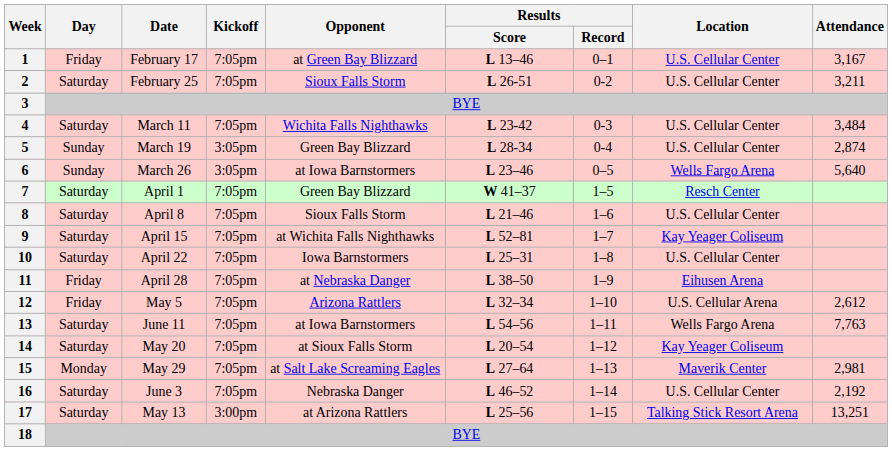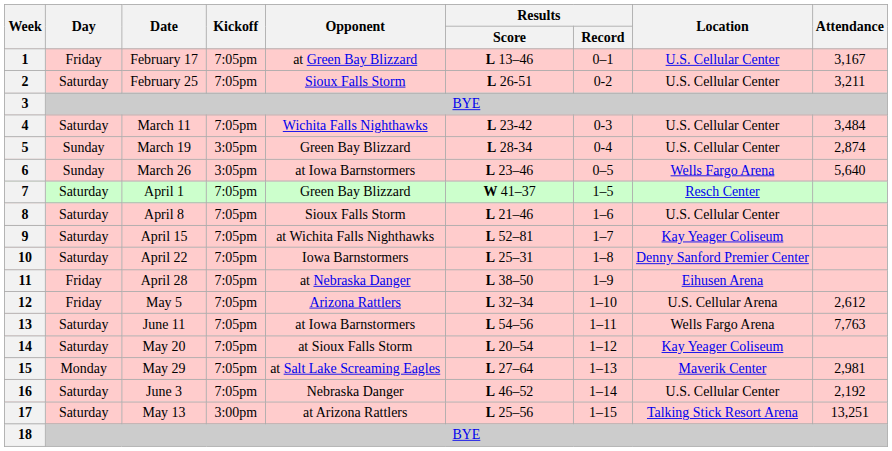(722, 258) U.S. Cellular Center -> (722, 258) Denny Sanford Premier Center
